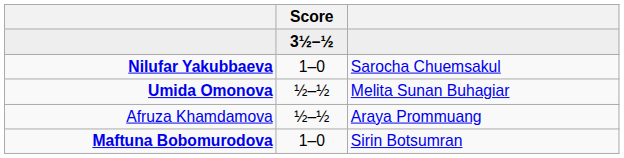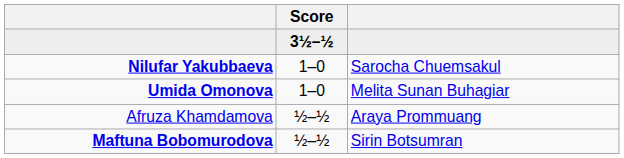(312, 91) ½–½ -> (312, 91) 1–0
(312, 141) 1–0 -> (312, 141) ½–½
